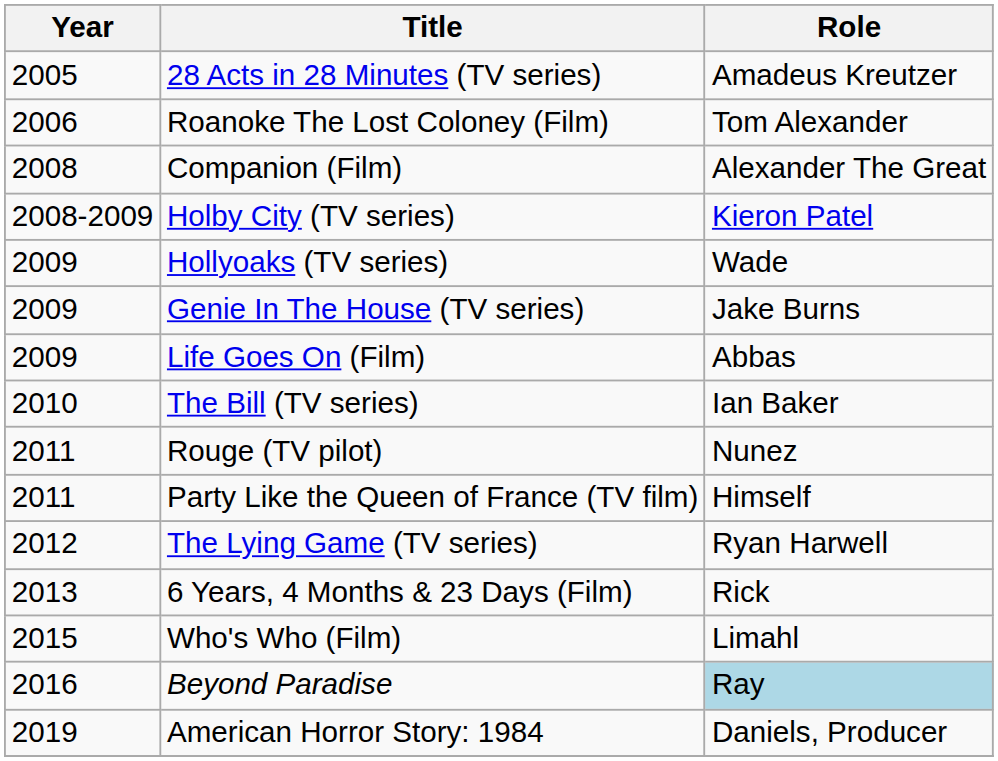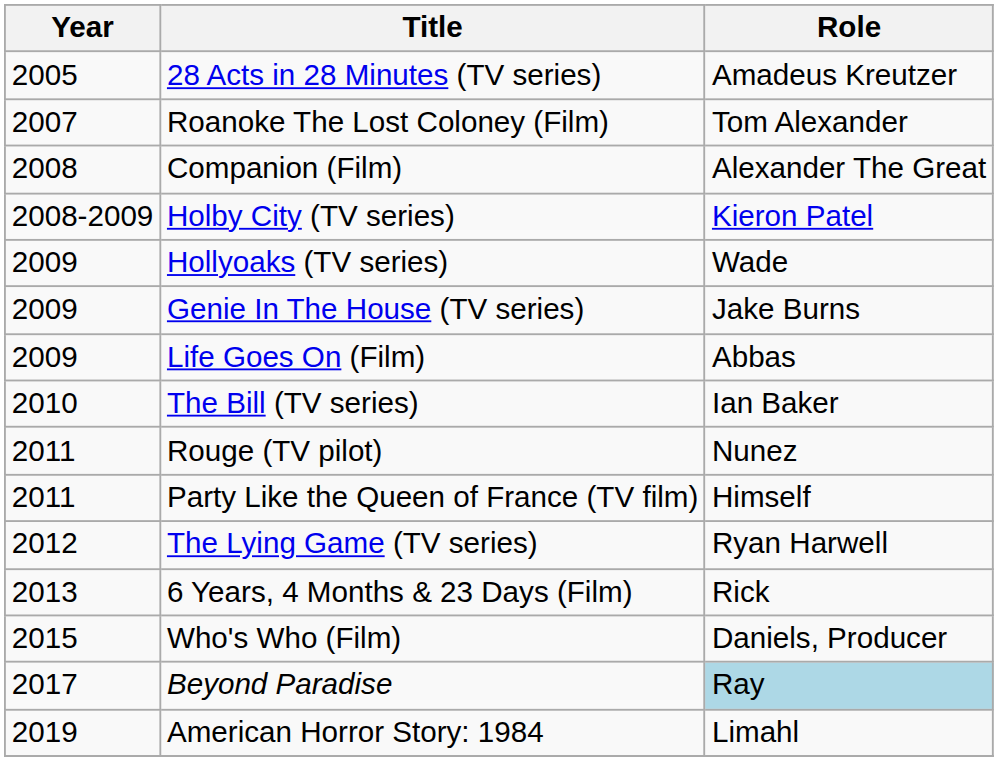(45, 121) 2006 -> (45, 121) 2007
(756, 638) Limahl -> (830, 638) Daniels, Producer
(45, 685) 2016 -> (45, 685) 2017
(830, 732) Daniels, Producer -> (756, 732) Limahl
